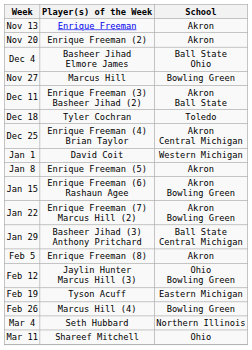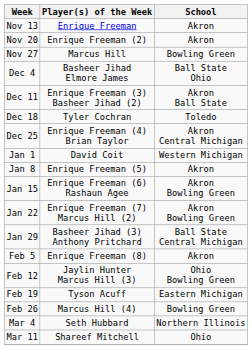rows swapped: (22, 78) <-> (22, 59)
